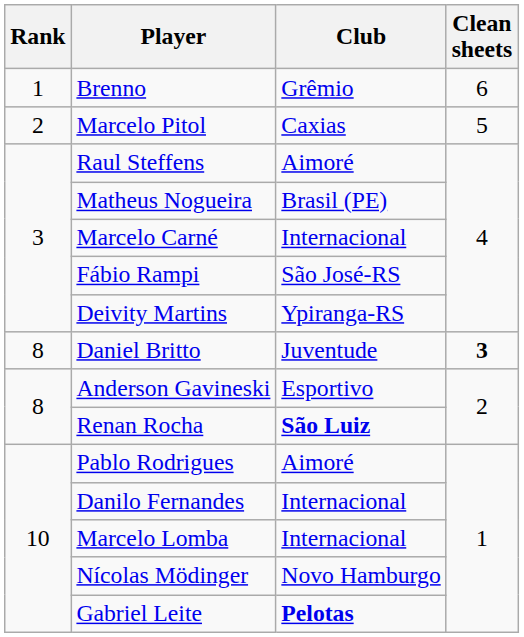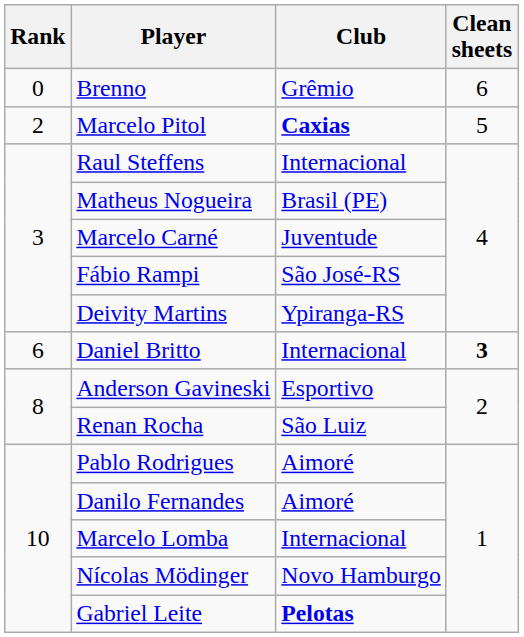(38, 87) 1 -> (38, 87) 0
(314, 125) normal -> (316, 125) bold
(318, 162) Aimoré -> (344, 162) Internacional
(344, 237) Internacional -> (329, 237) Juventude
(38, 350) 8 -> (38, 350) 6
(329, 350) Juventude -> (344, 350) Internacional
(326, 425) bold -> (324, 425) normal
(344, 500) Internacional -> (318, 500) Aimoré
